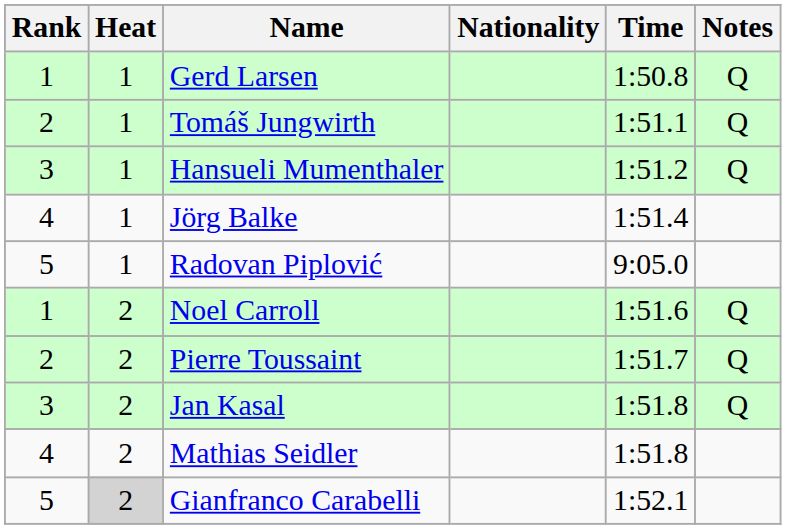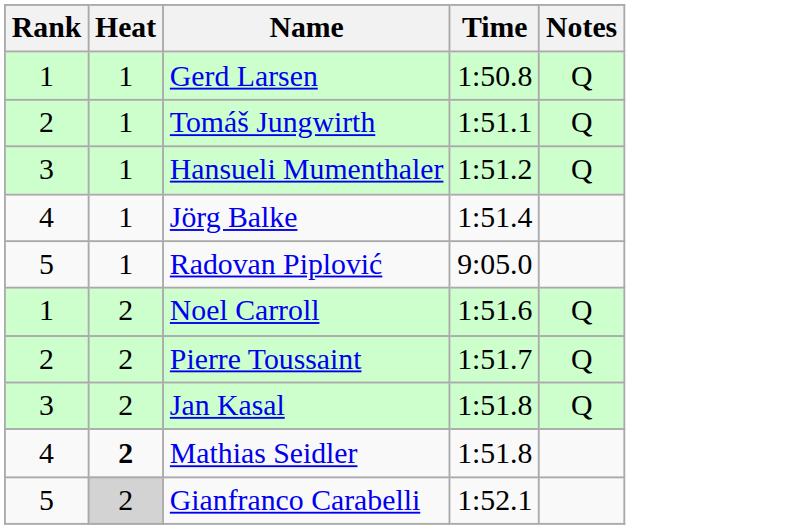- column: (528, 28)
(126, 452) normal -> (126, 452) bold
